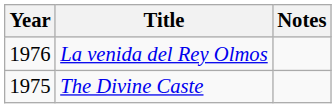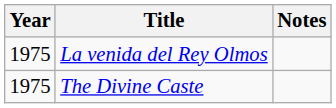(30, 53) 1976 -> (30, 53) 1975
